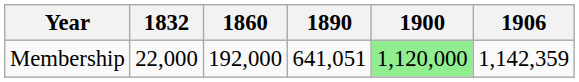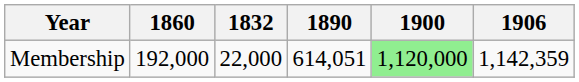columns swapped: (167, 22) <-> (245, 22)
(329, 58) 641,051 -> (329, 58) 614,051
